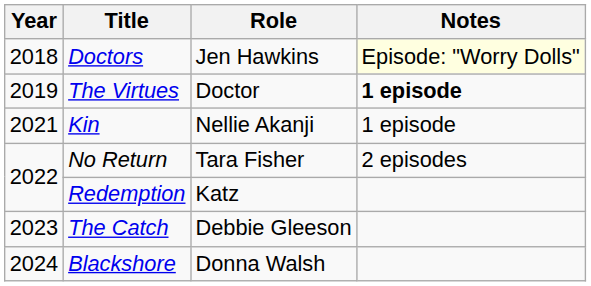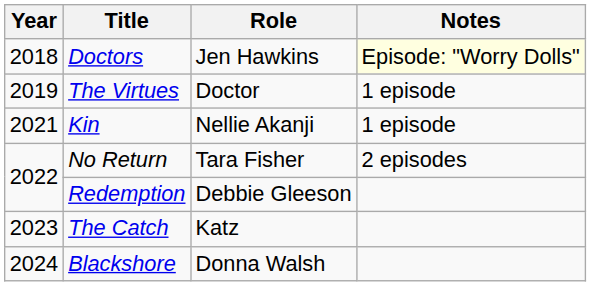(412, 90) bold -> (409, 90) normal
(217, 194) Katz -> (274, 194) Debbie Gleeson
(274, 228) Debbie Gleeson -> (217, 228) Katz
